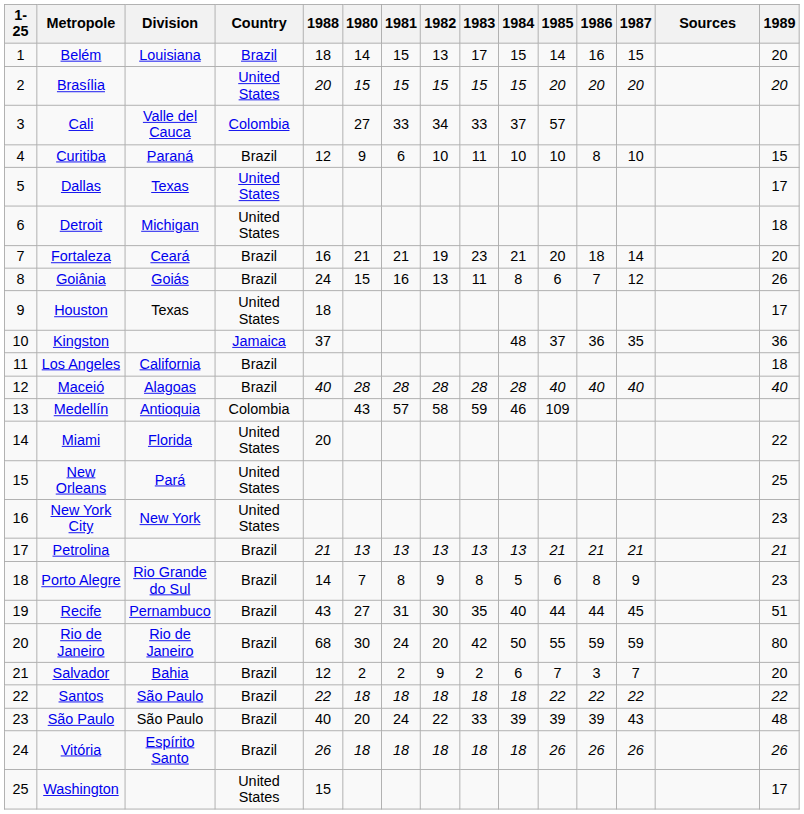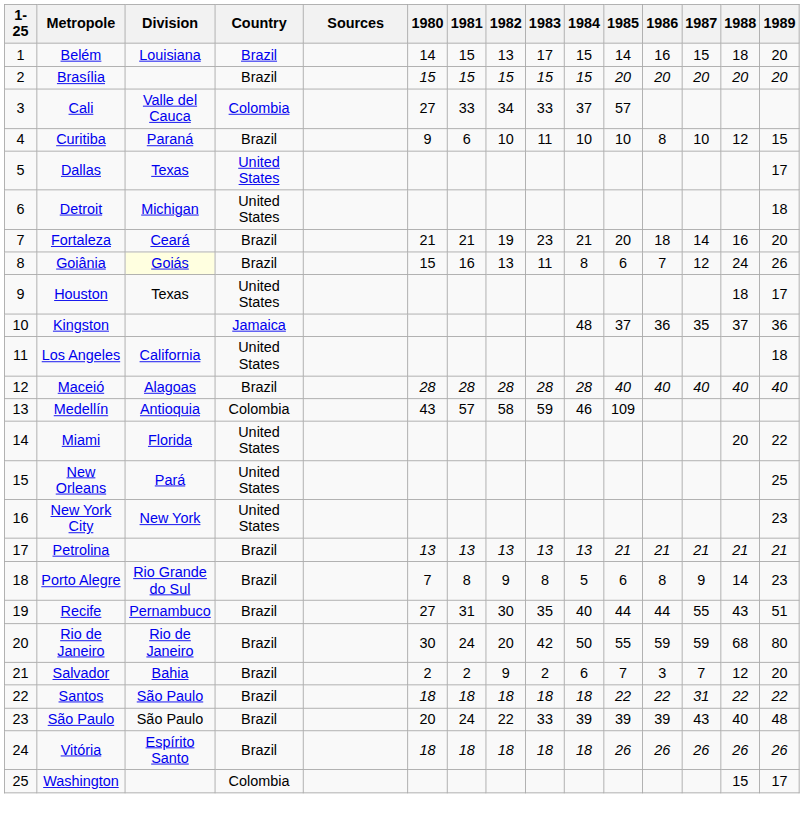columns swapped: (708, 24) <-> (323, 24)
(259, 85) United States -> (259, 77) Brazil
(170, 279) no background -> (170, 263) lightyellow background
(259, 364) Brazil -> (259, 356) United States
(636, 611) 45 -> (701, 611) 55
(636, 696) 22 -> (701, 696) 31
(259, 789) United States -> (259, 781) Colombia
